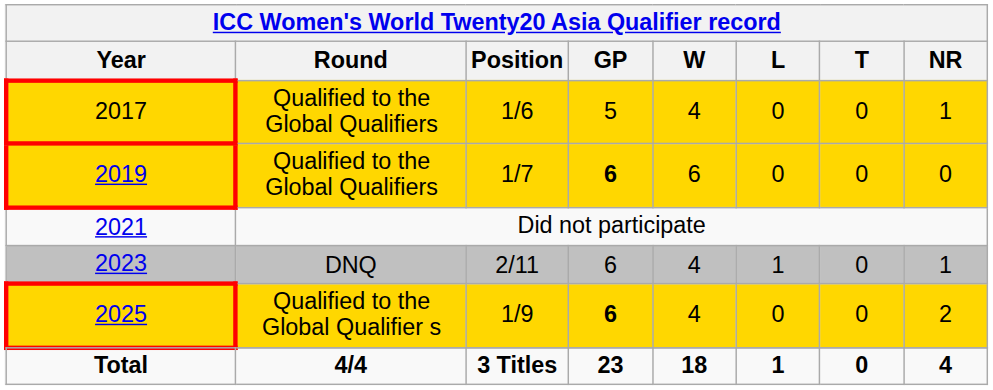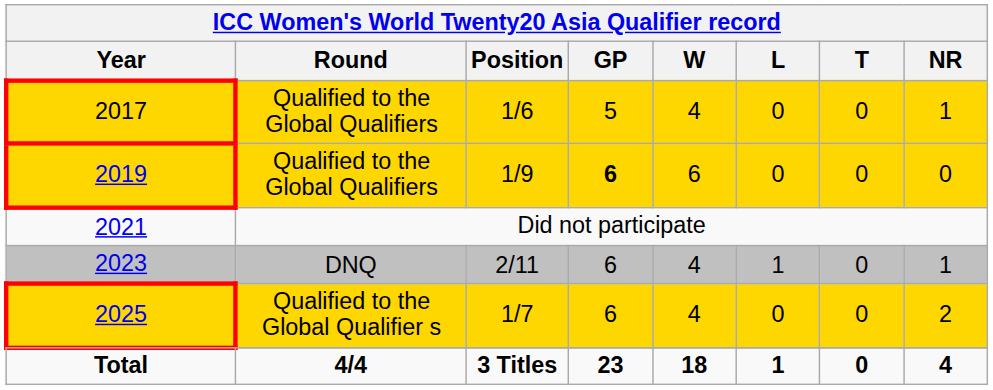(517, 175) 1/7 -> (517, 175) 1/9
(517, 315) 1/9 -> (517, 315) 1/7
(611, 315) bold -> (611, 315) normal
